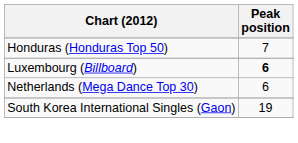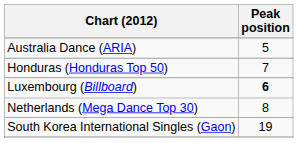+ row: (72, 48)
(266, 87) 6 -> (266, 107) 8
